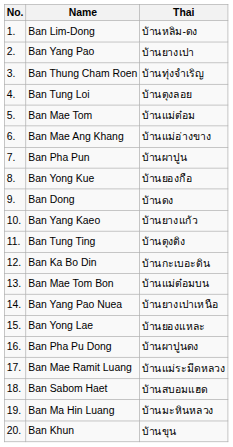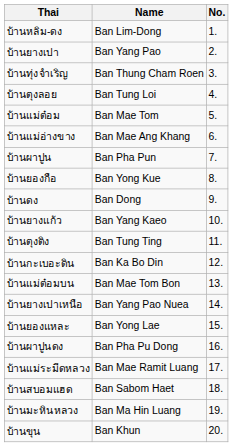columns swapped: (15, 12) <-> (184, 12)
